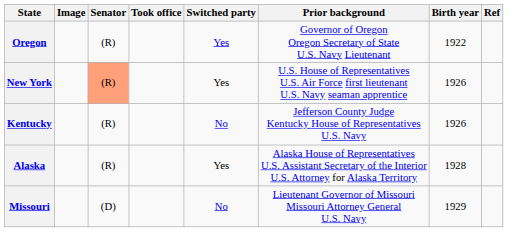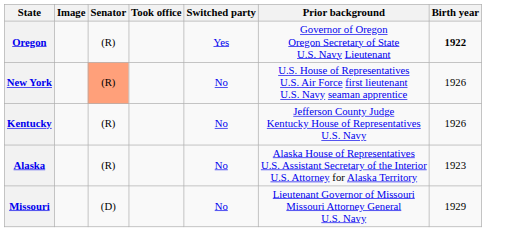- column: (492, 13)
(455, 42) normal -> (455, 42) bold
(221, 83) Yes -> (221, 83) No
(221, 165) Yes -> (221, 165) No
(455, 165) 1928 -> (455, 165) 1923
